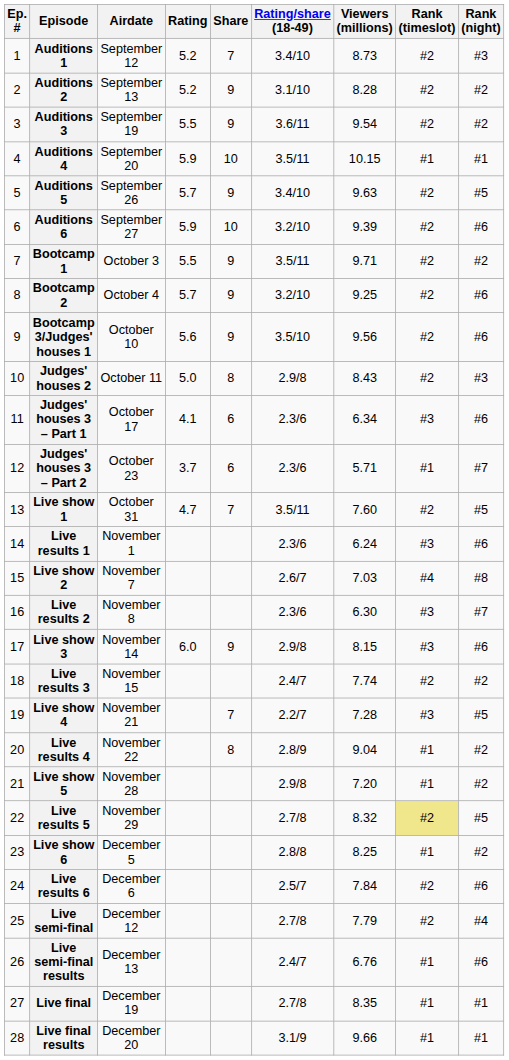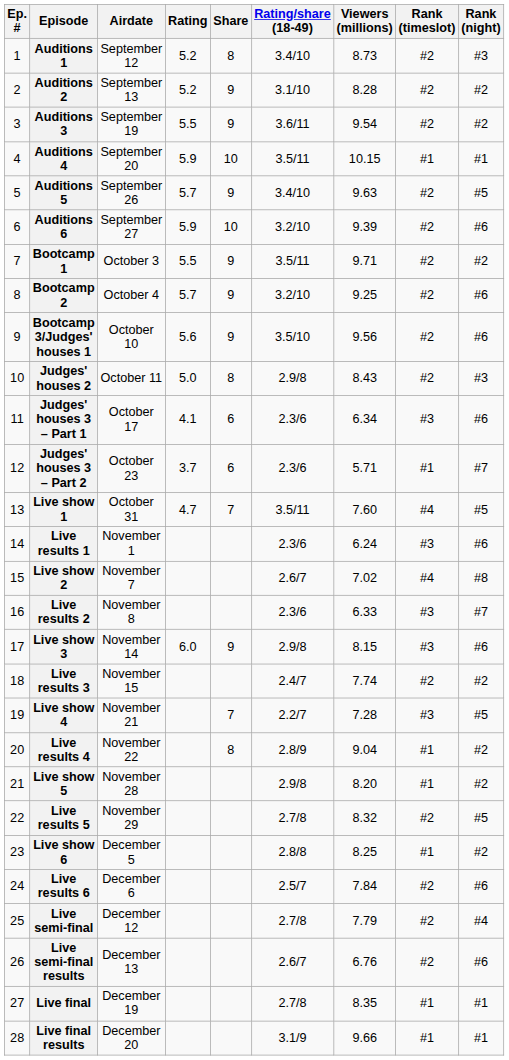(231, 55) 7 -> (231, 55) 8
(427, 509) #2 -> (427, 509) #4
(365, 578) 7.03 -> (365, 578) 7.02
(365, 612) 6.30 -> (365, 612) 6.33
(365, 783) 7.20 -> (365, 783) 8.20
(427, 818) khaki background -> (427, 818) no background
(292, 962) 2.4/7 -> (292, 962) 2.6/7
(427, 962) #1 -> (427, 962) #2
